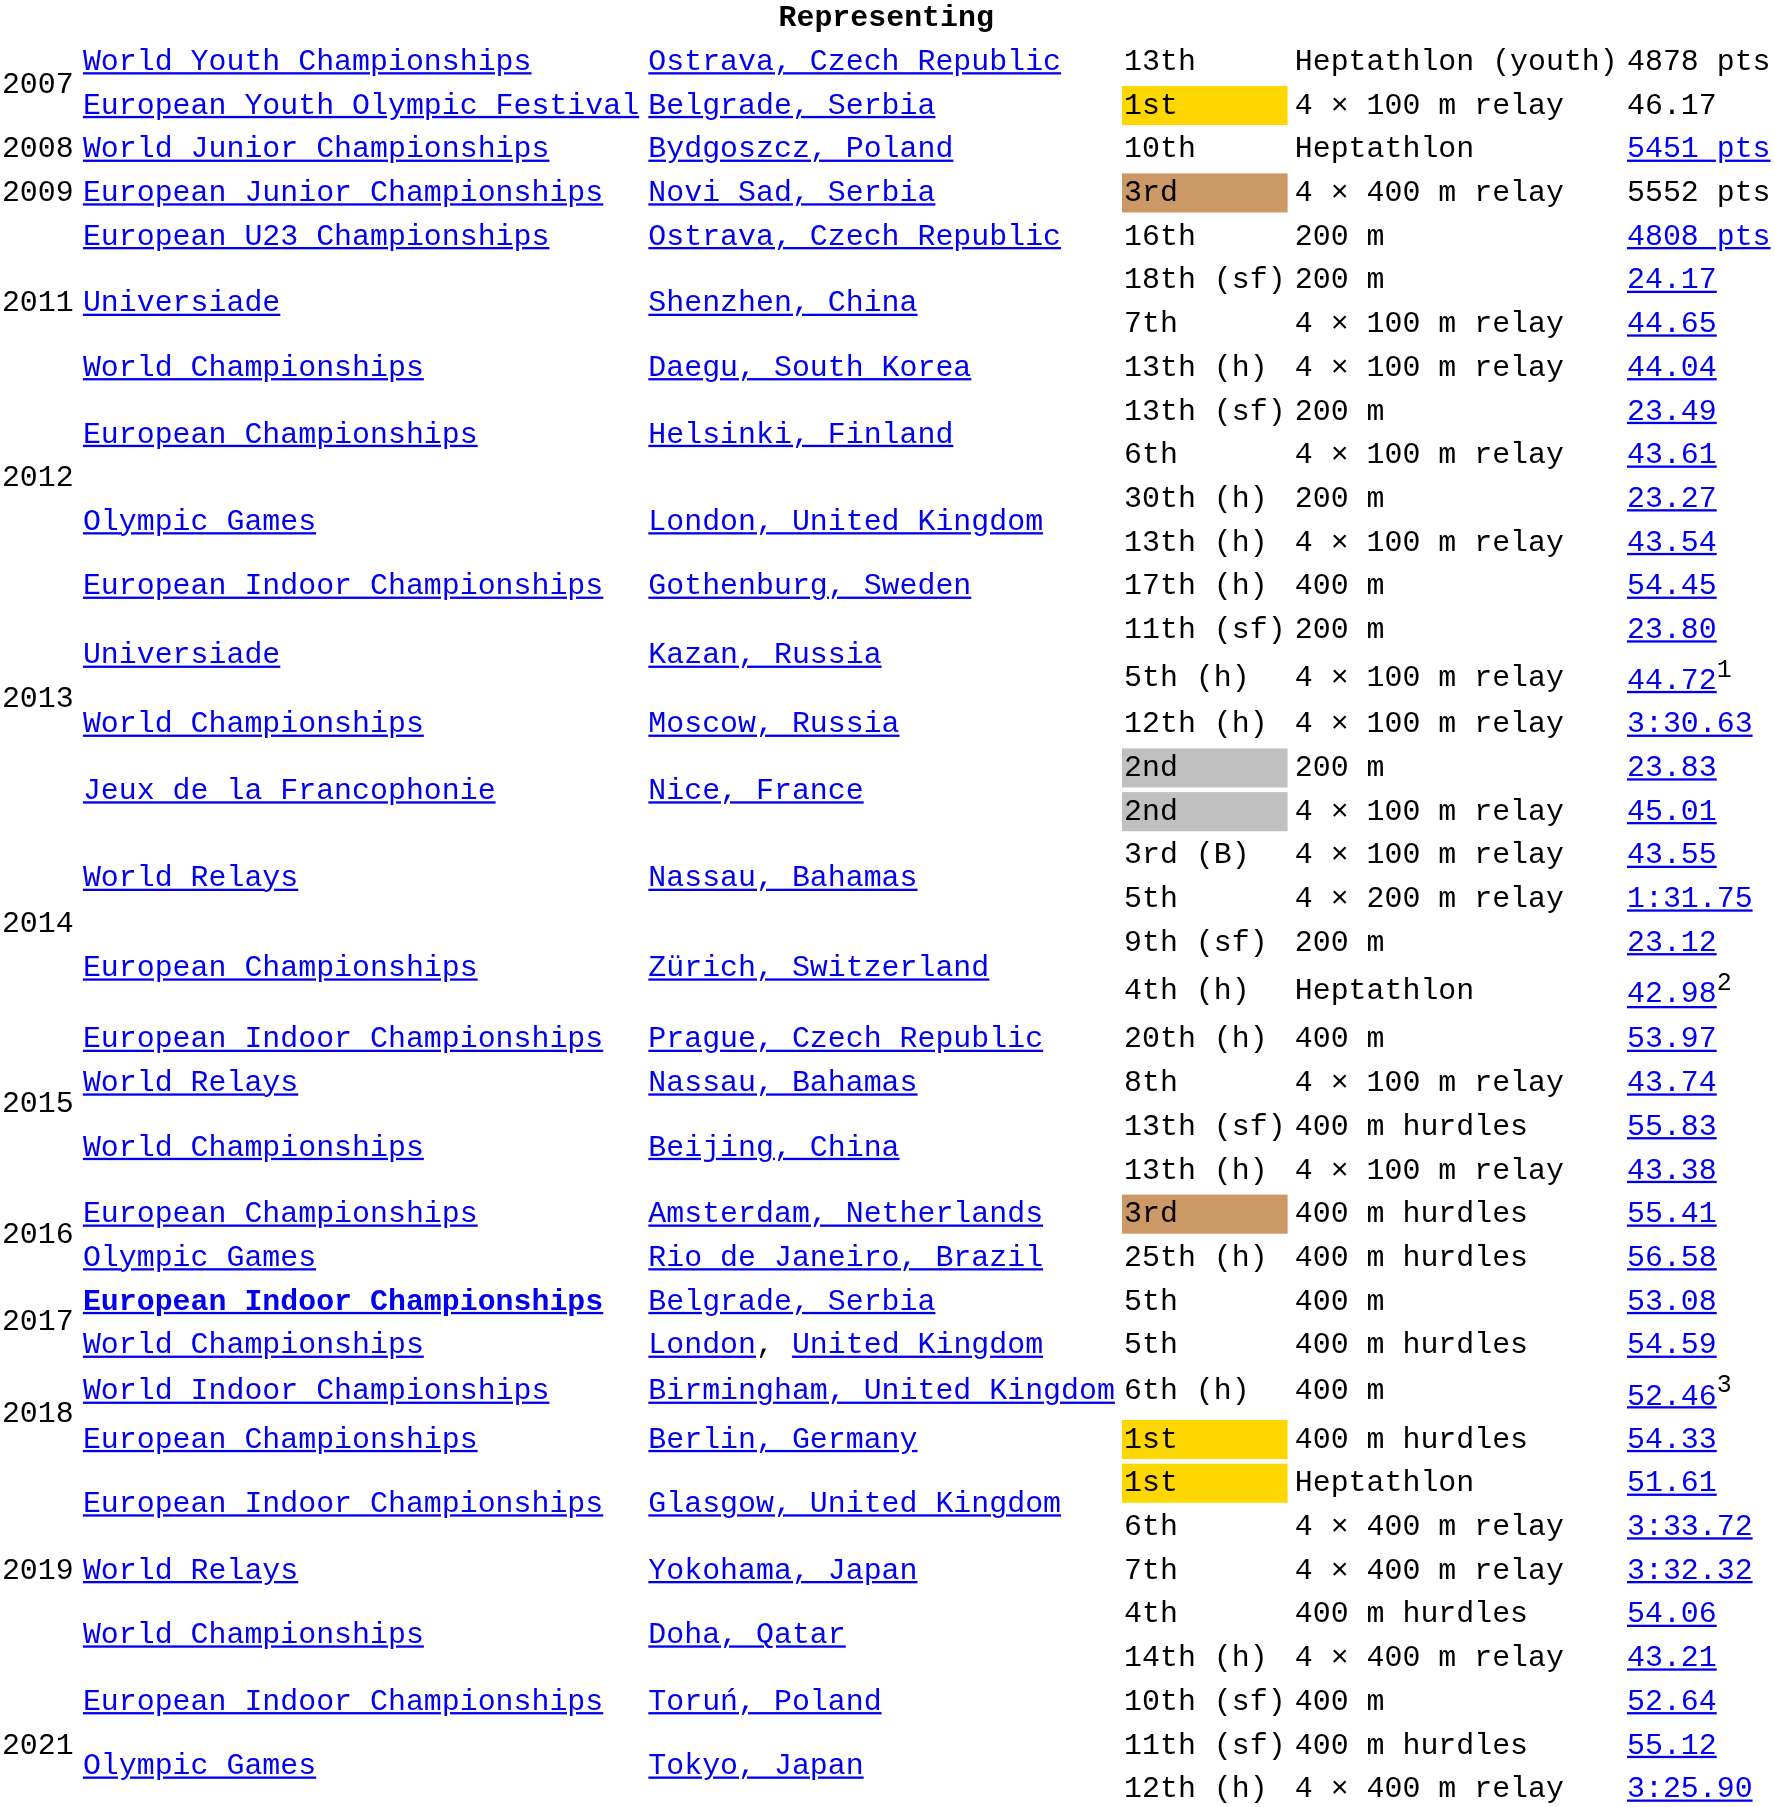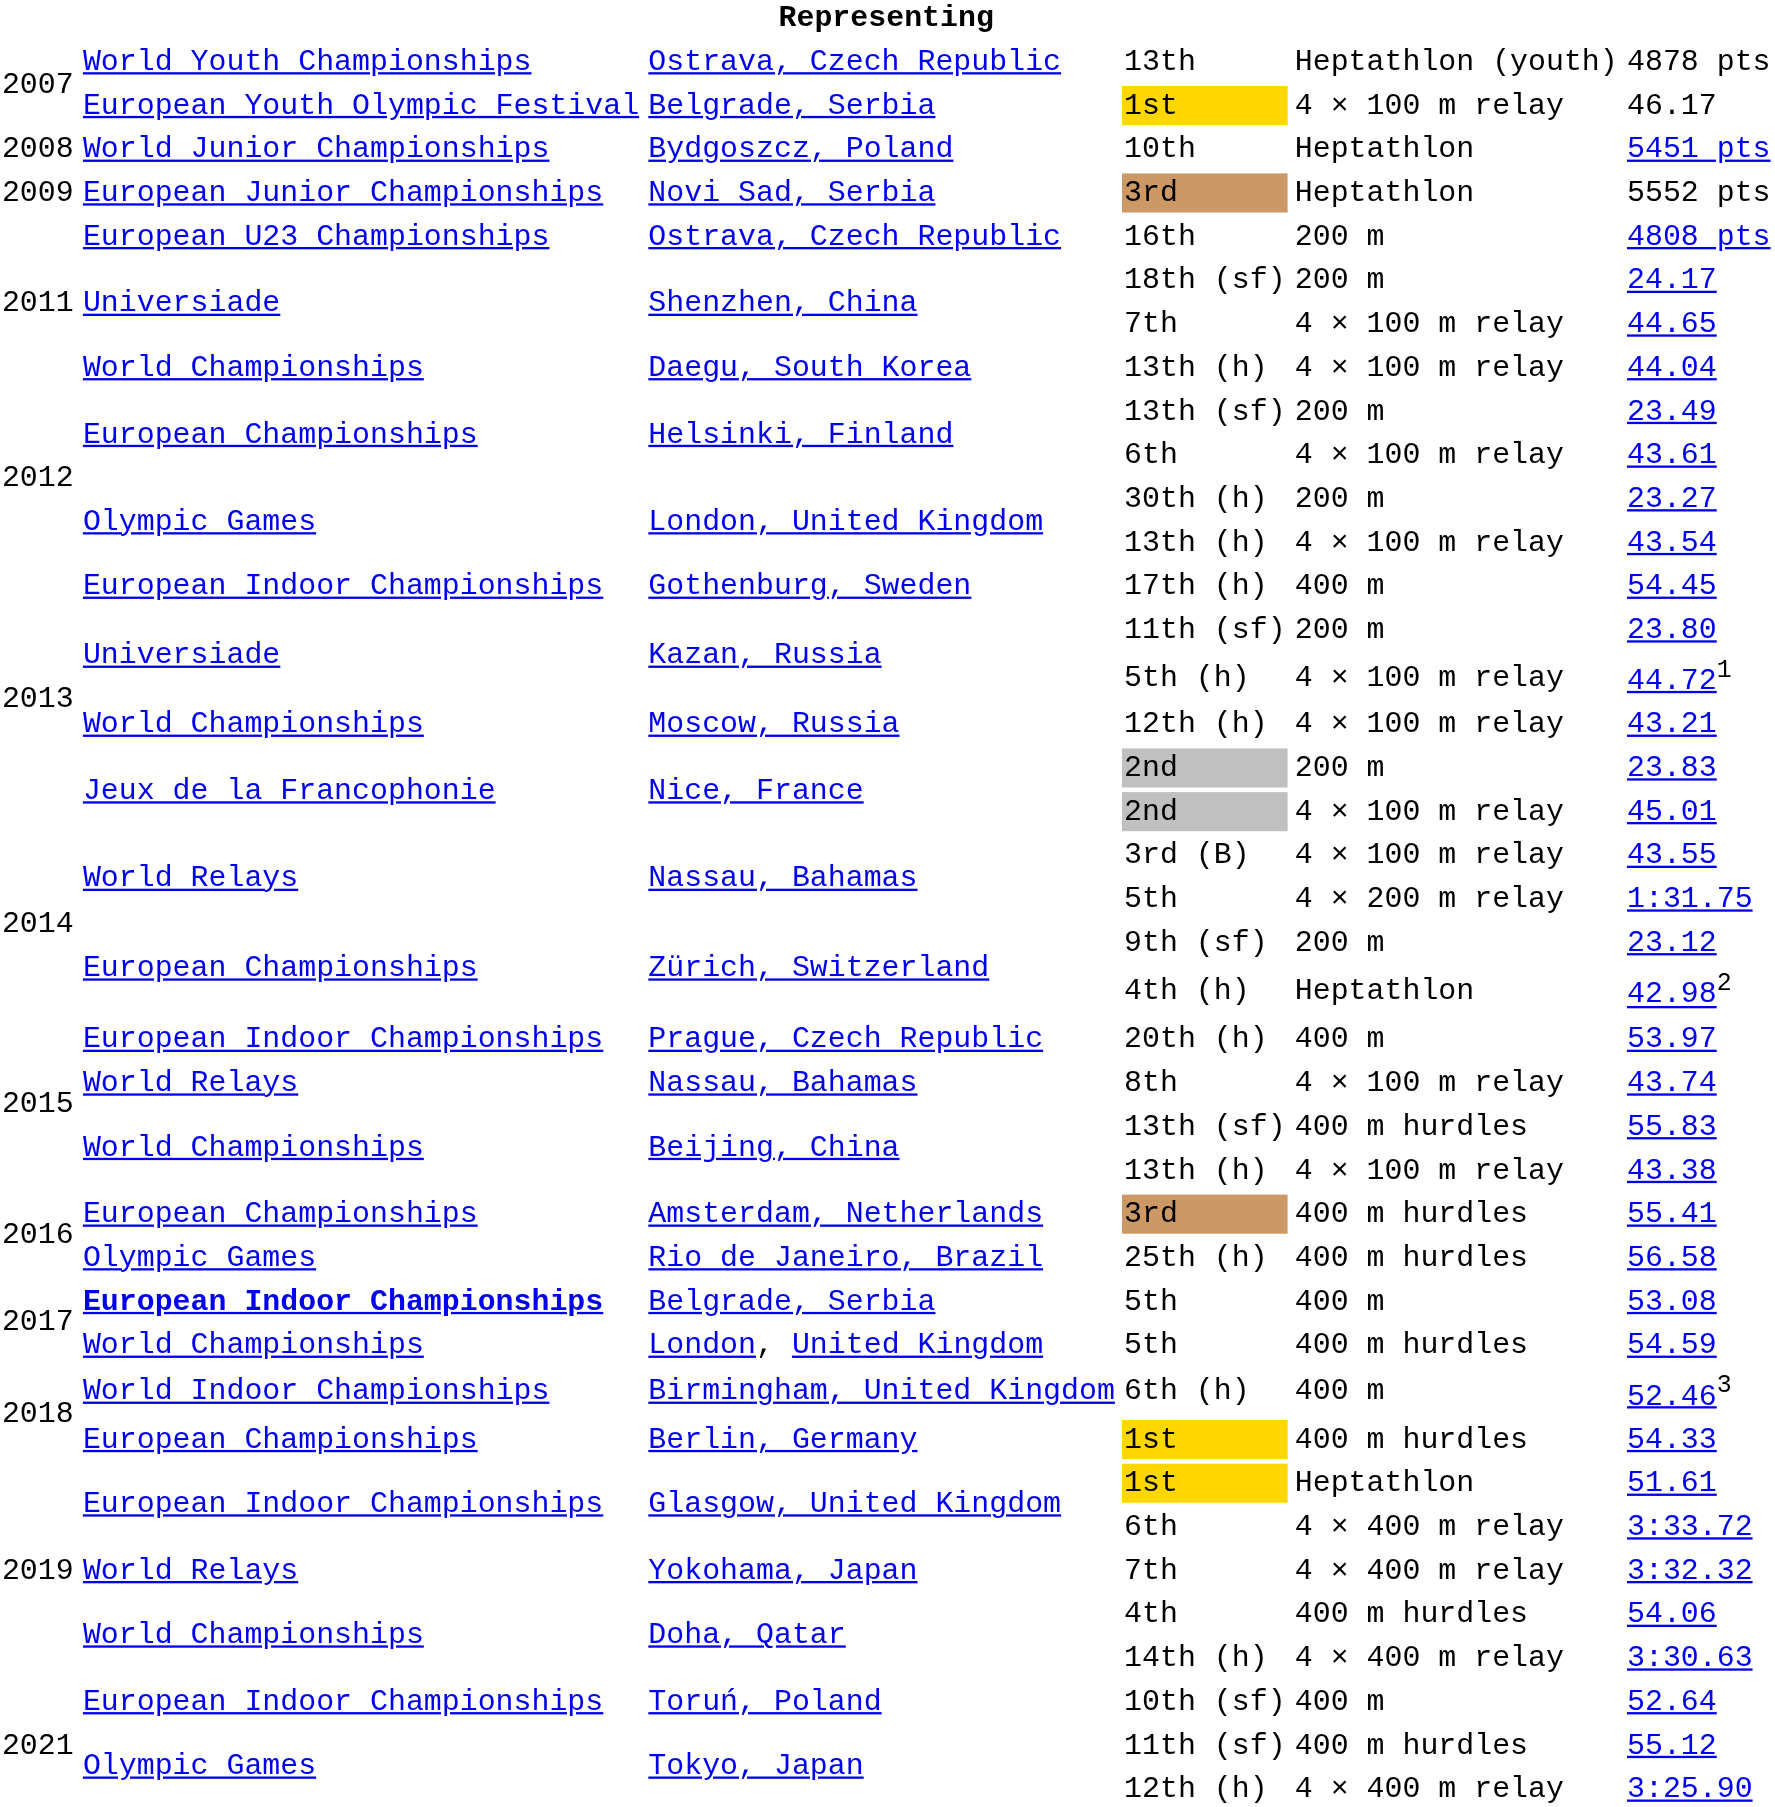(1429, 193) 4 × 400 m relay -> (1385, 193) Heptathlon
(1690, 725) 3:30.63 -> (1672, 725) 43.21
(1672, 1658) 43.21 -> (1690, 1658) 3:30.63
